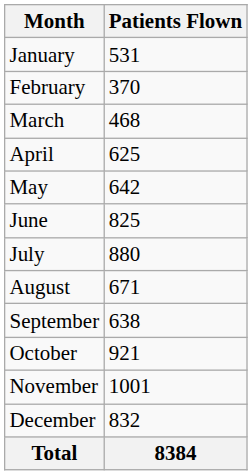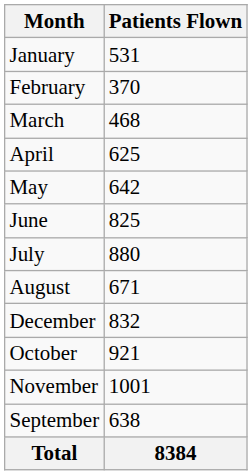rows swapped: (54, 320) <-> (53, 420)
